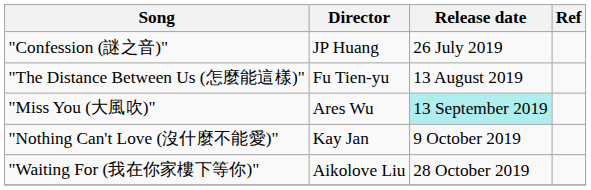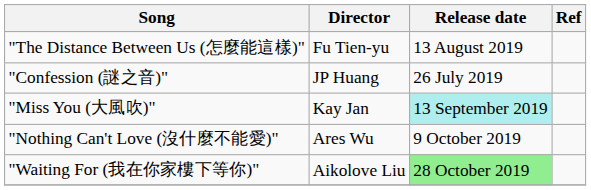rows swapped: (88, 46) <-> (157, 77)
(343, 108) Ares Wu -> (341, 108) Kay Jan
(341, 139) Kay Jan -> (343, 139) Ares Wu
(471, 169) no background -> (471, 169) lightgreen background
